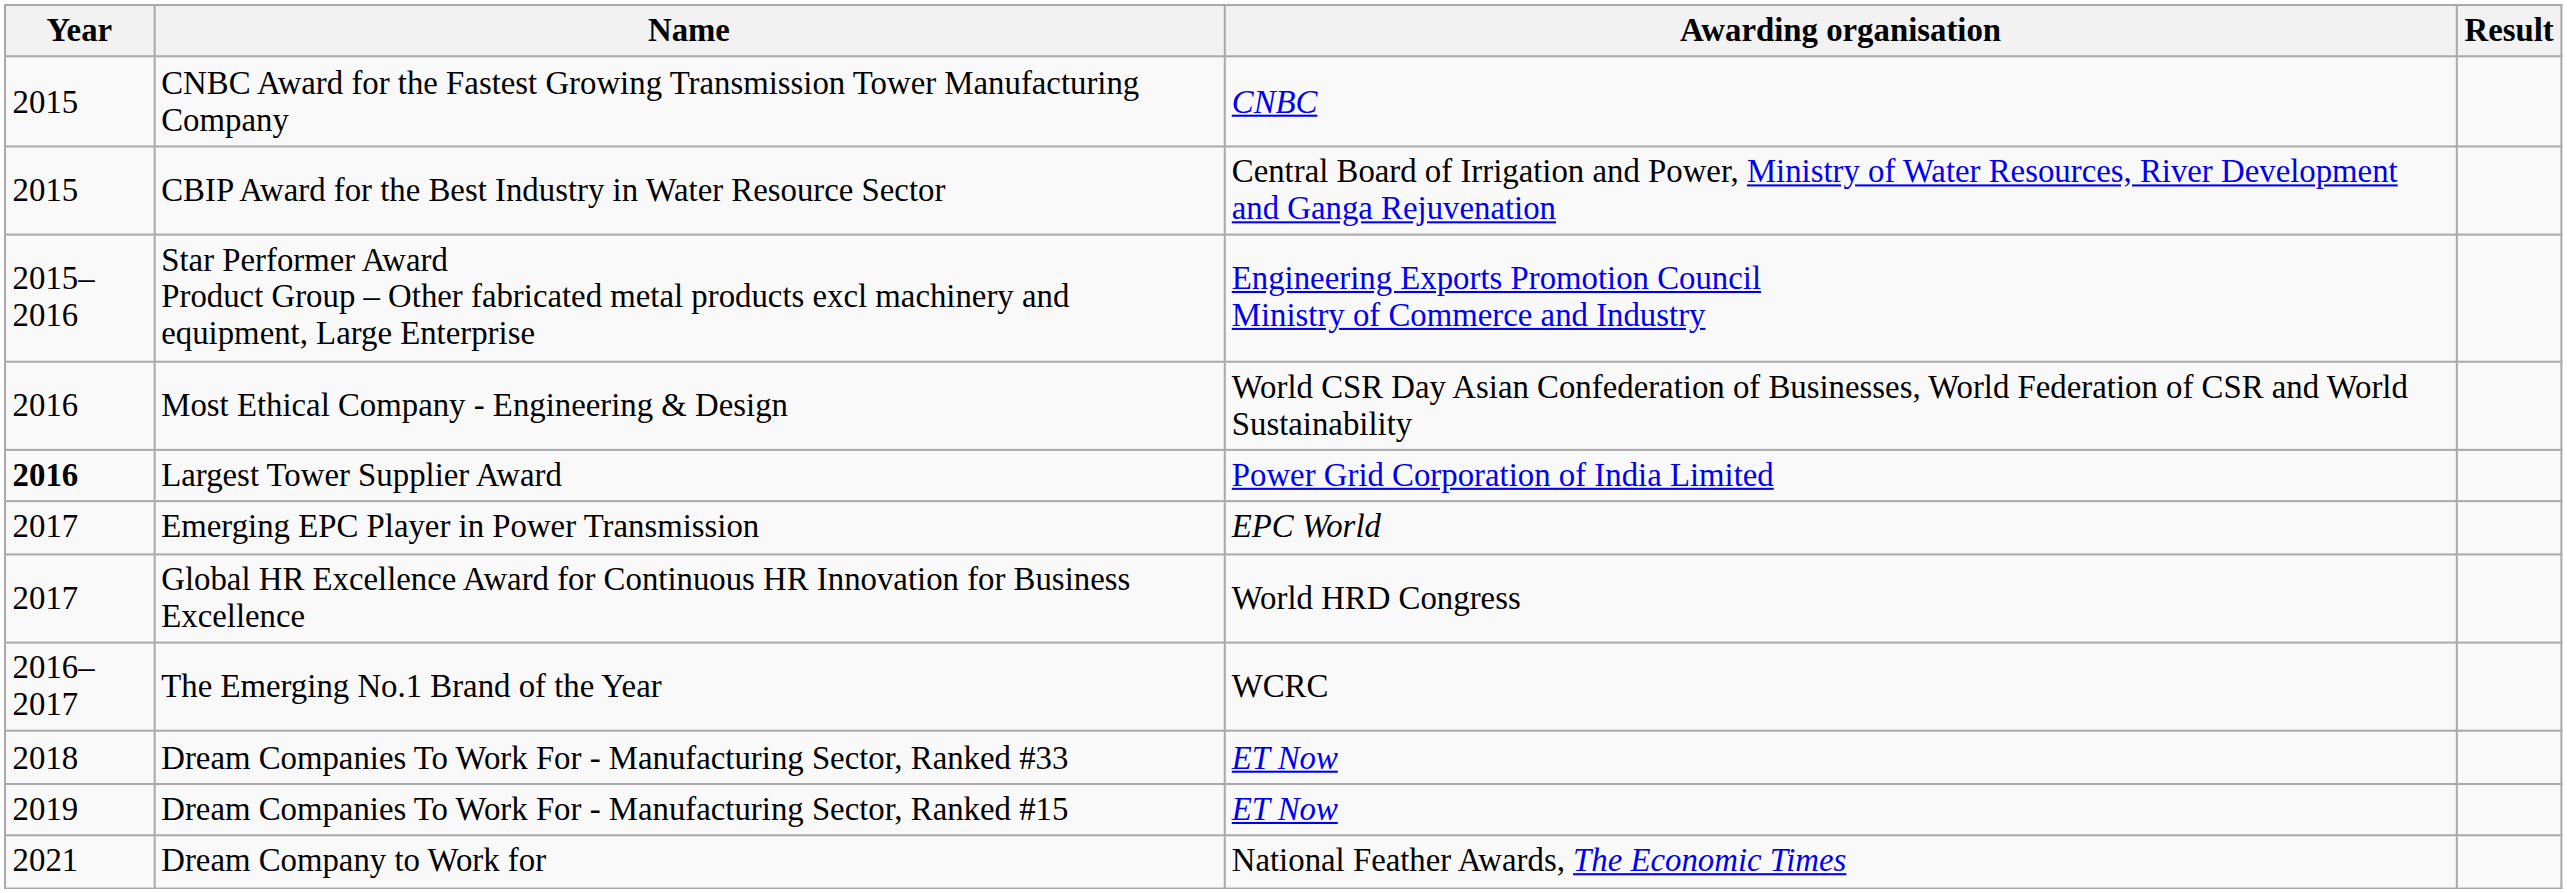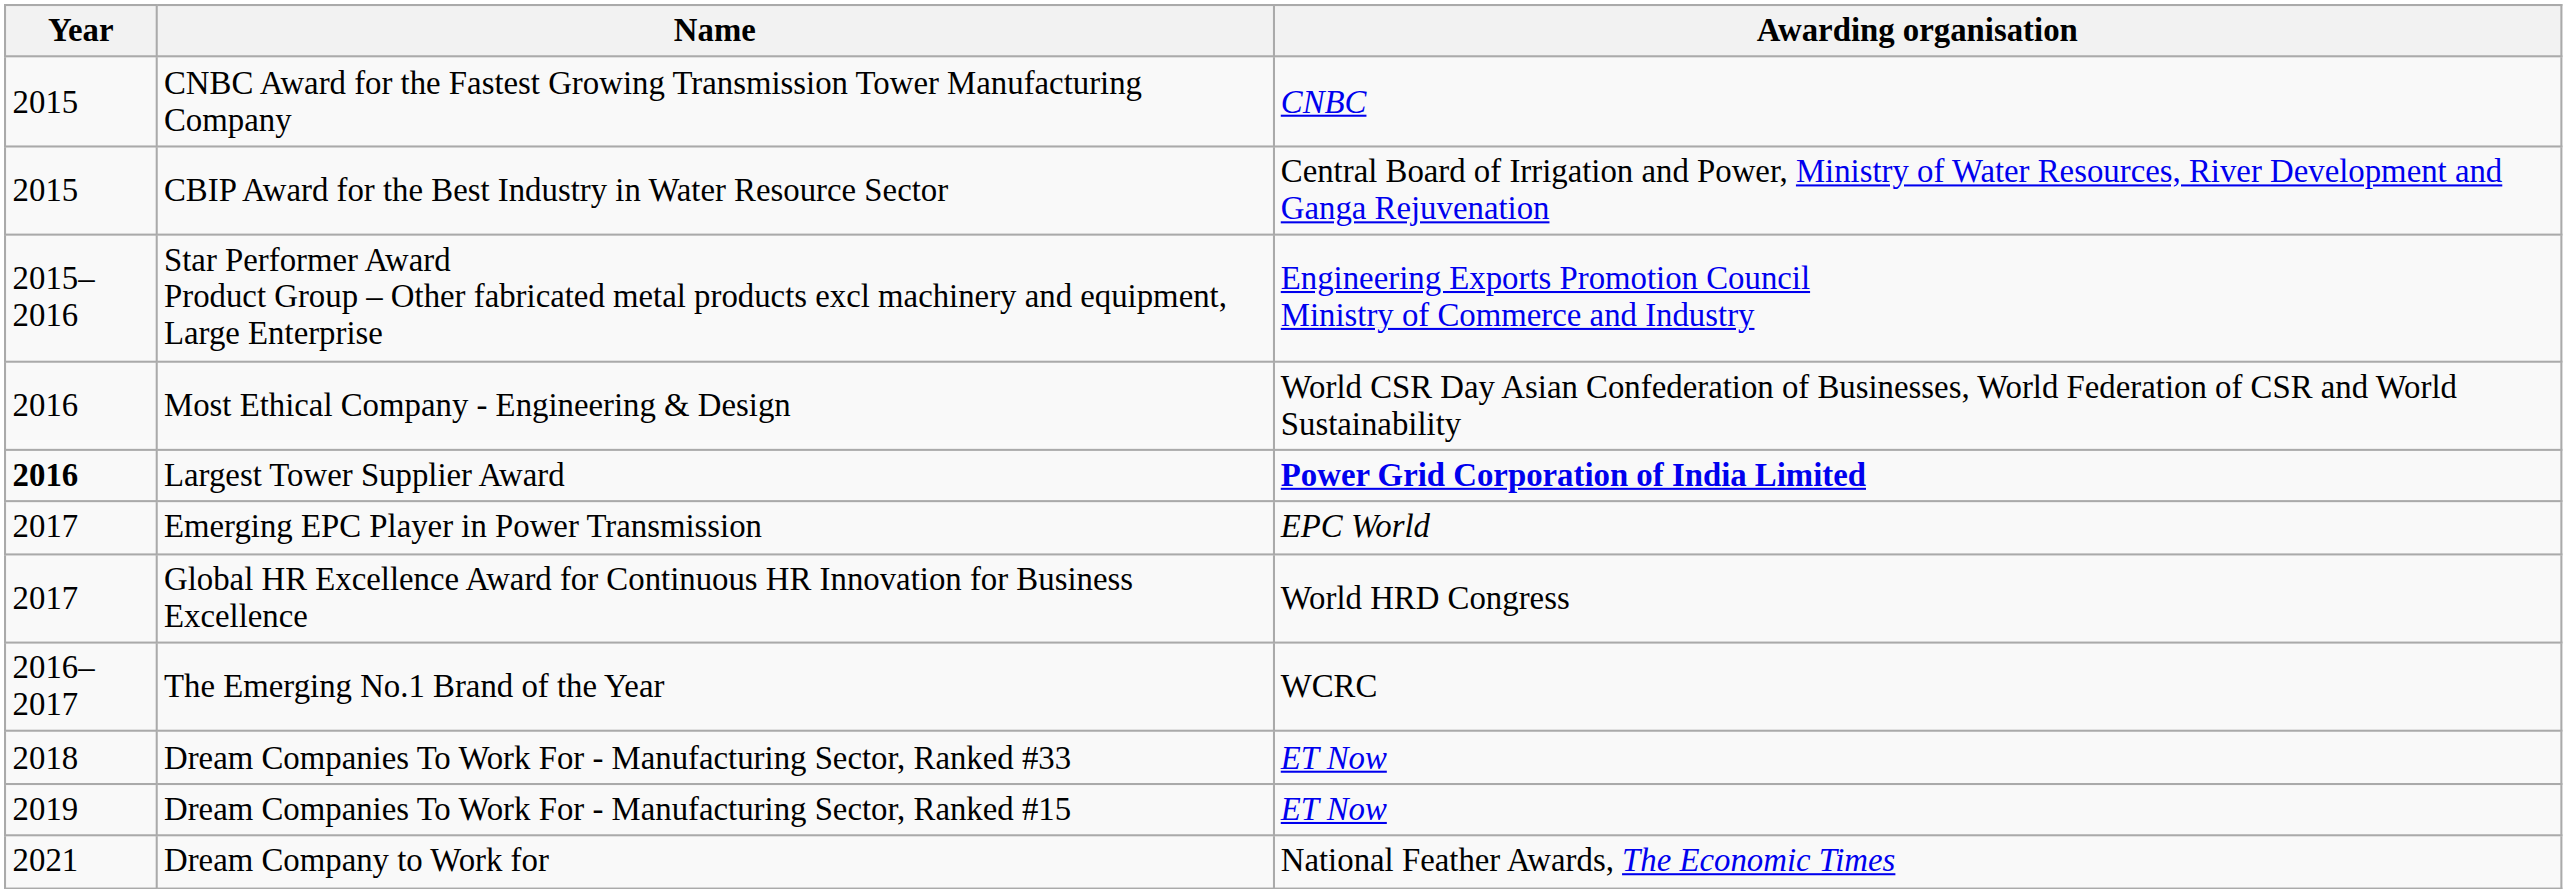- column: (2509, 30)
(1503, 475) normal -> (1573, 475) bold
